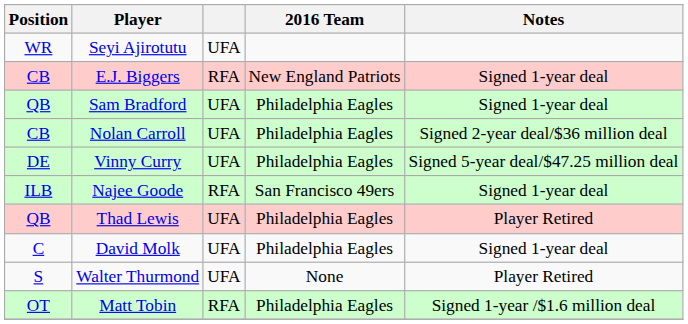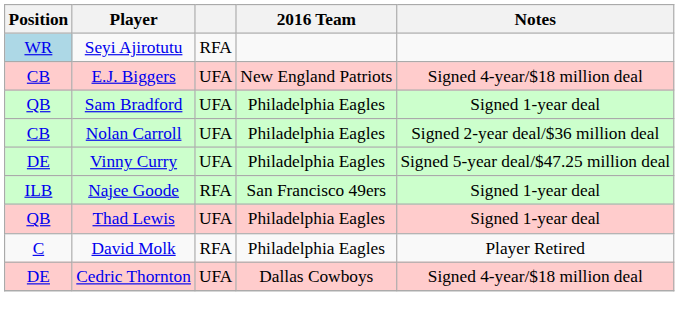(38, 47) no background -> (38, 47) lightblue background
(224, 47) UFA -> (216, 47) RFA
(224, 76) RFA -> (216, 76) UFA
(543, 76) Signed 1-year deal -> (535, 76) Signed 4-year/$18 million deal
(543, 218) Player Retired -> (535, 218) Signed 1-year deal
(224, 247) UFA -> (216, 247) RFA
(543, 247) Signed 1-year deal -> (535, 247) Player Retired
+ row: (134, 276)
- row: (138, 276)
- row: (138, 304)
